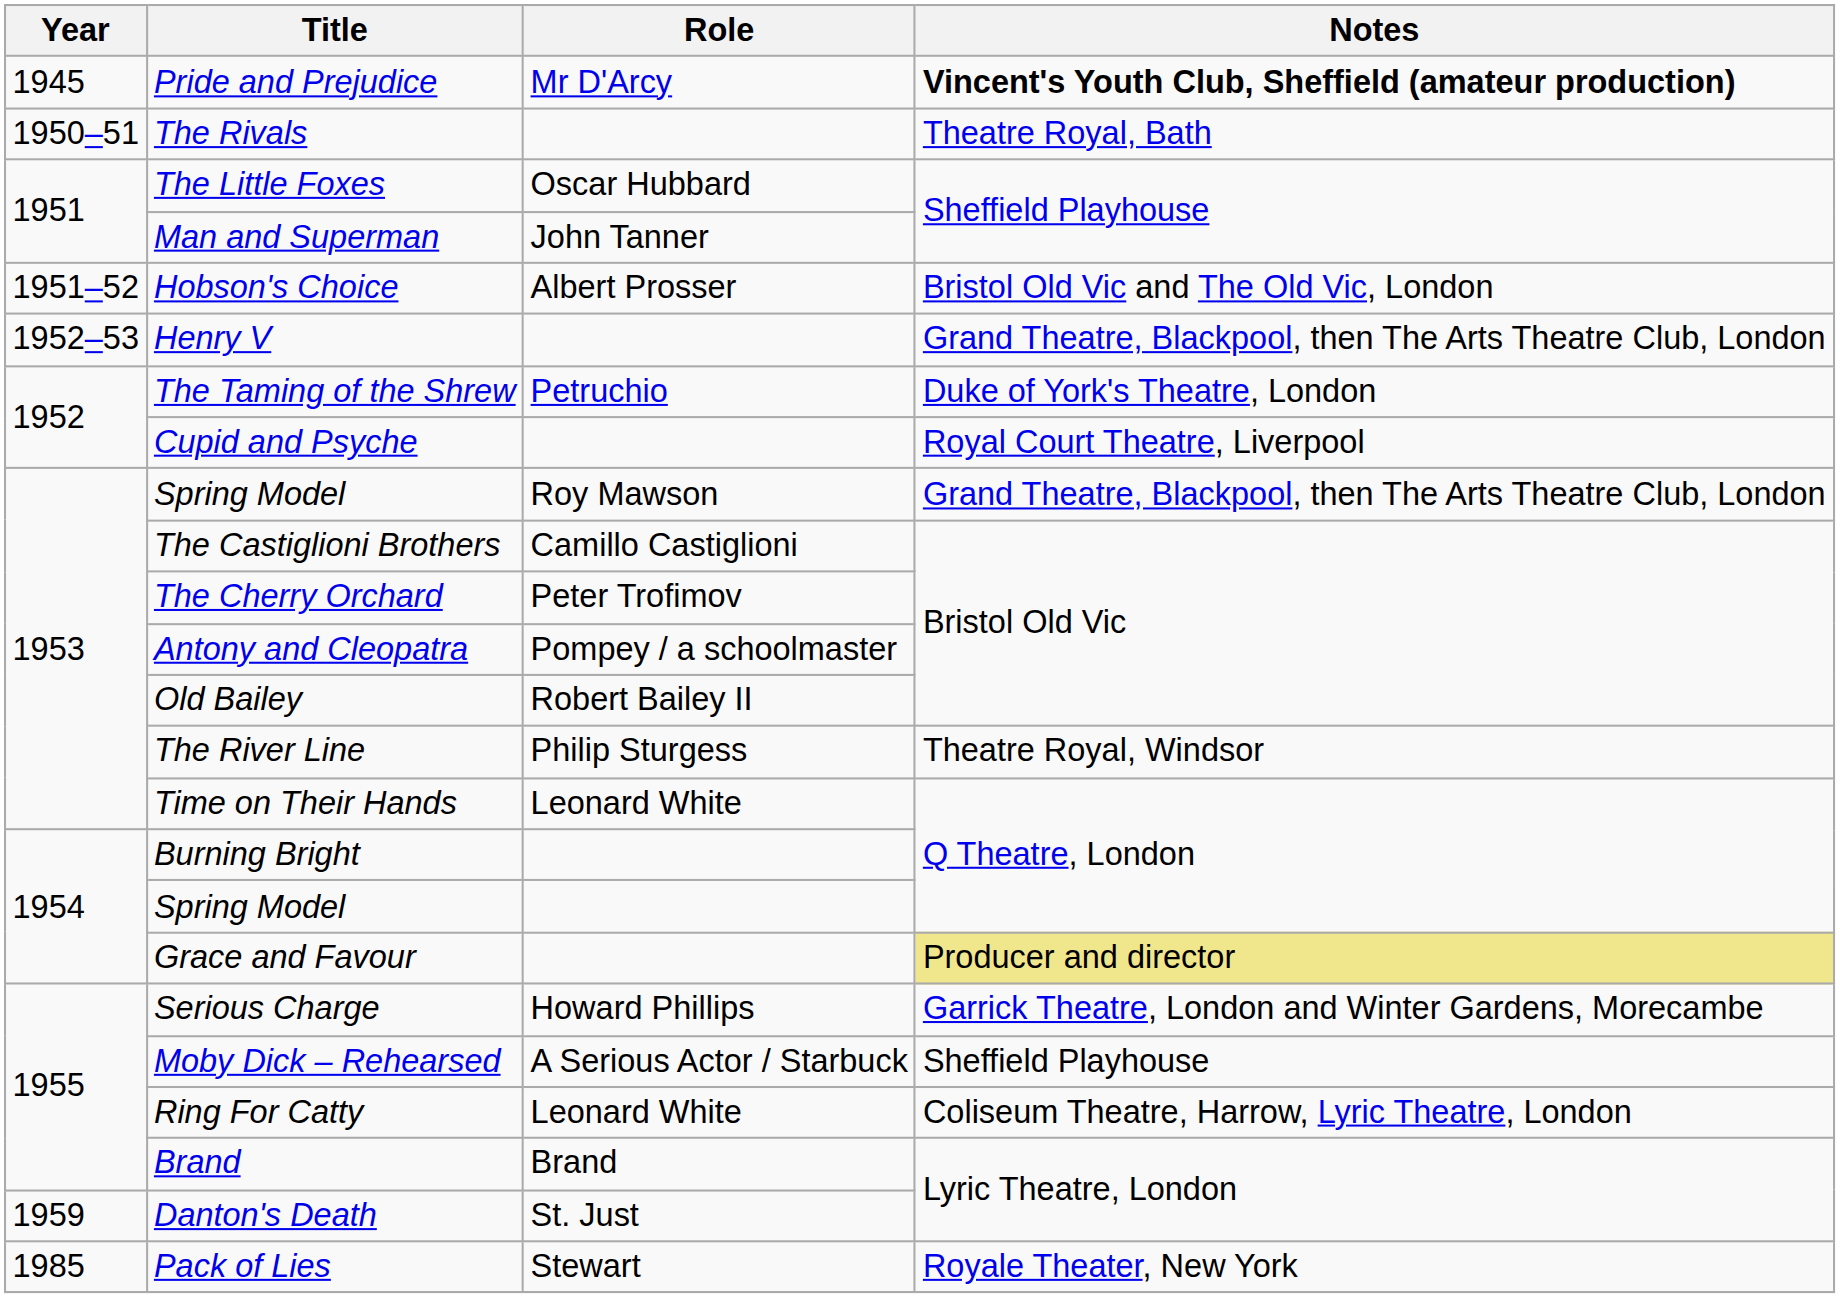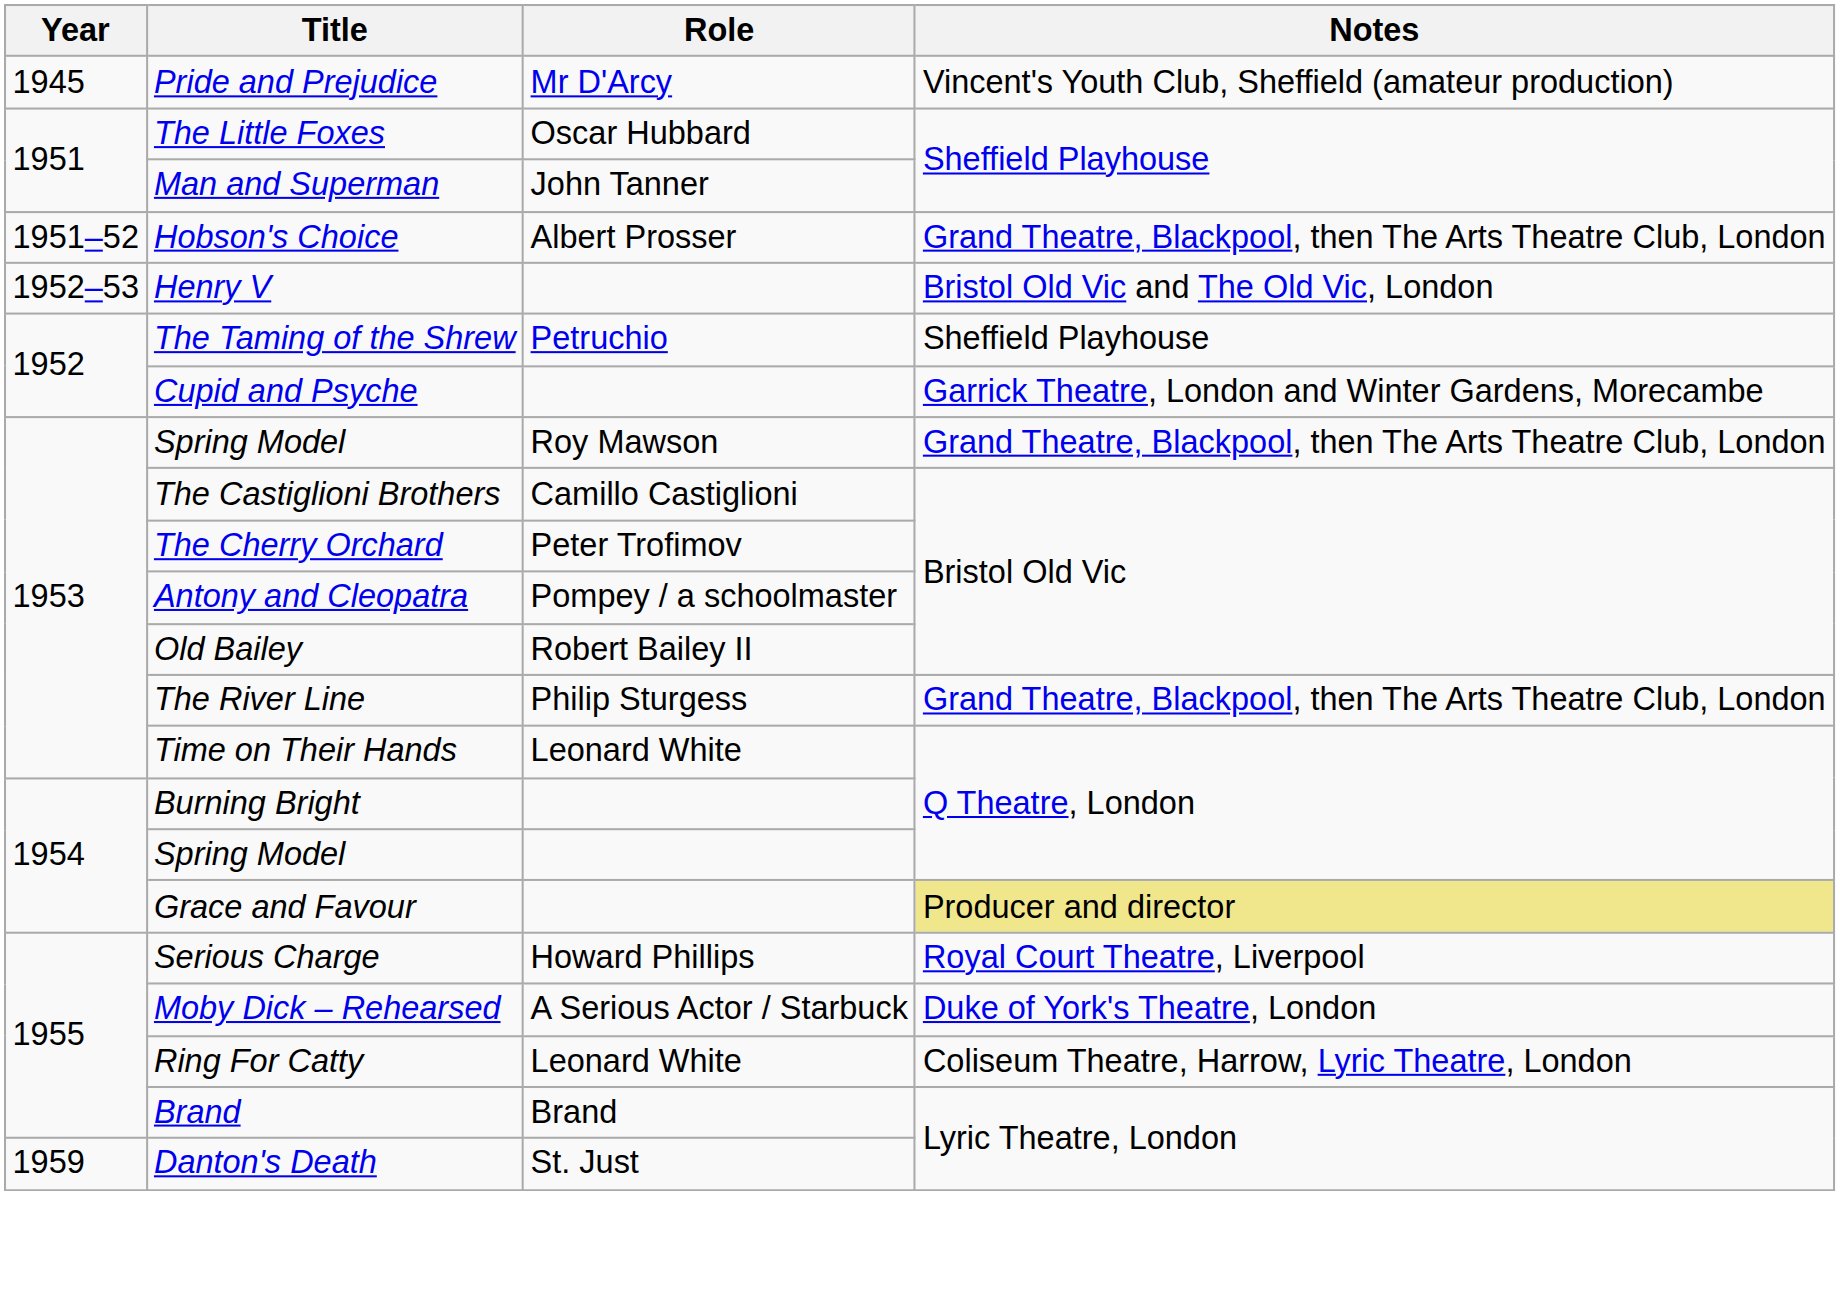(1329, 81) bold -> (1298, 81) normal
- row: (231, 133)
(1208, 287) Bristol Old Vic and The Old Vic, London -> (1374, 236) Grand Theatre, Blackpool, then The Arts Theatre Club, London
(1374, 339) Grand Theatre, Blackpool, then The Arts Theatre Club, London -> (1208, 287) Bristol Old Vic and The Old Vic, London
(1150, 390) Duke of York's Theatre, London -> (1066, 339) Sheffield Playhouse
(1144, 442) Royal Court Theatre, Liverpool -> (1343, 390) Garrick Theatre, London and Winter Gardens, Morecambe
(1093, 751) Theatre Royal, Windsor -> (1374, 699) Grand Theatre, Blackpool, then The Arts Theatre Club, London
(1343, 1008) Garrick Theatre, London and Winter Gardens, Morecambe -> (1144, 957) Royal Court Theatre, Liverpool
(1066, 1060) Sheffield Playhouse -> (1150, 1008) Duke of York's Theatre, London
- row: (242, 1266)
